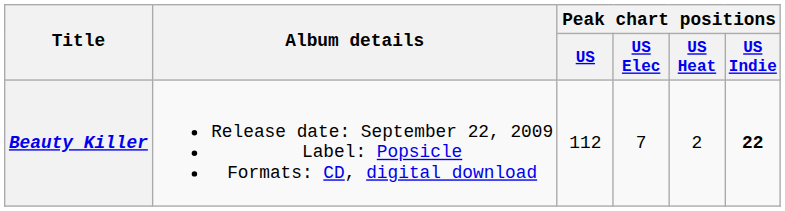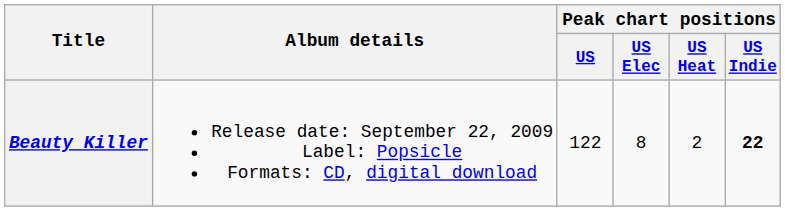(585, 143) 112 -> (585, 143) 122
(641, 143) 7 -> (641, 143) 8
